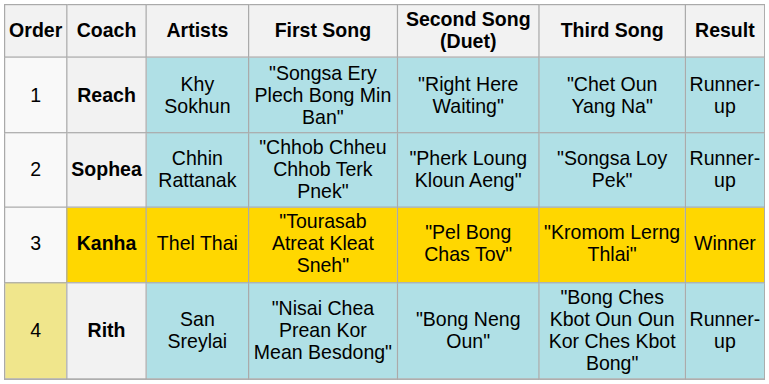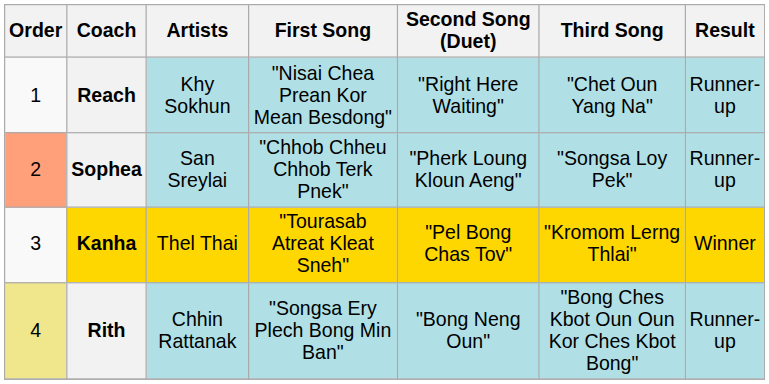(323, 94) "Songsa Ery Plech Bong Min Ban" -> (323, 94) "Nisai Chea Prean Kor Mean Besdong"
(36, 169) no background -> (36, 169) lightsalmon background
(197, 169) Chhin Rattanak -> (197, 169) San Sreylai
(197, 330) San Sreylai -> (197, 330) Chhin Rattanak
(323, 330) "Nisai Chea Prean Kor Mean Besdong" -> (323, 330) "Songsa Ery Plech Bong Min Ban"
